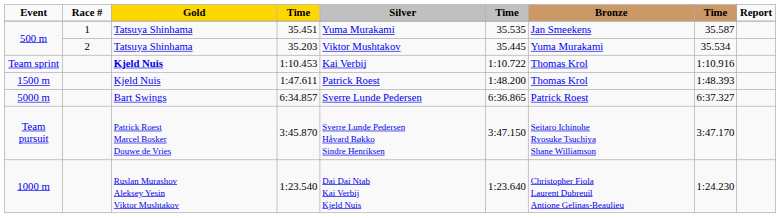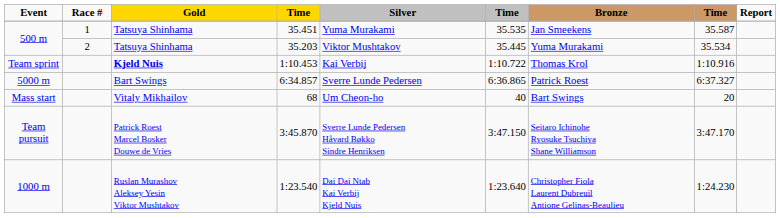- row: (299, 81)
+ row: (312, 98)
